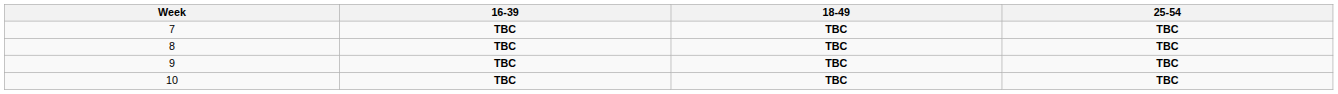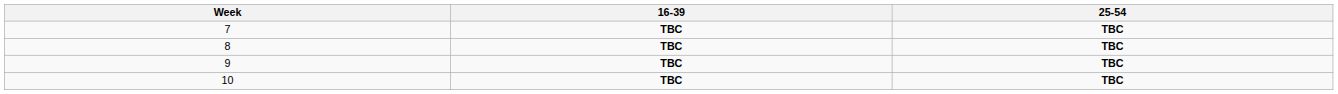- column: (836, 13)
